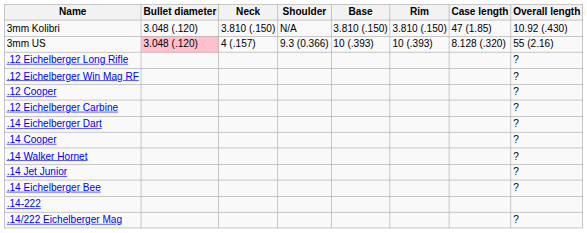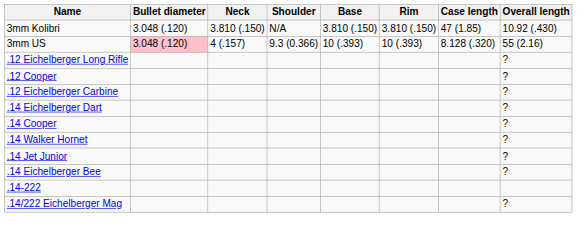- row: (73, 76)
